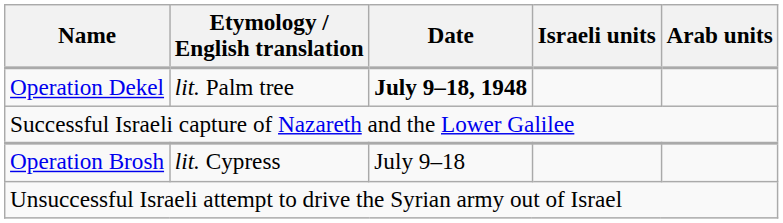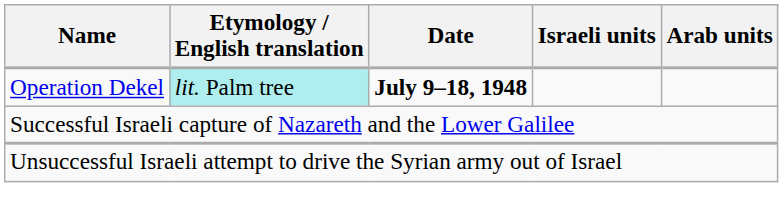(234, 87) no background -> (234, 87) paleturquoise background
- row: (87, 162)
